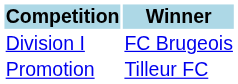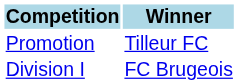rows swapped: (45, 43) <-> (50, 70)
